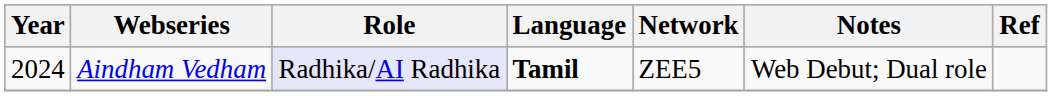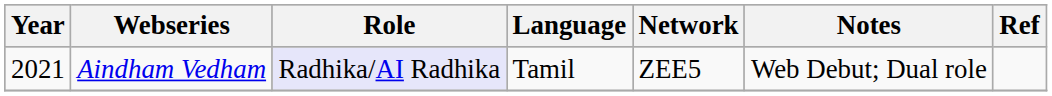(38, 68) 2024 -> (38, 68) 2021
(546, 68) bold -> (544, 68) normal
